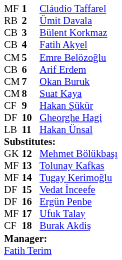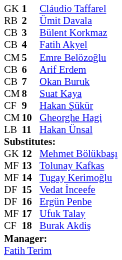(11, 9) MF -> (11, 9) GK
(12, 81) CM -> (11, 81) CB
(11, 117) DF -> (12, 117) CM
